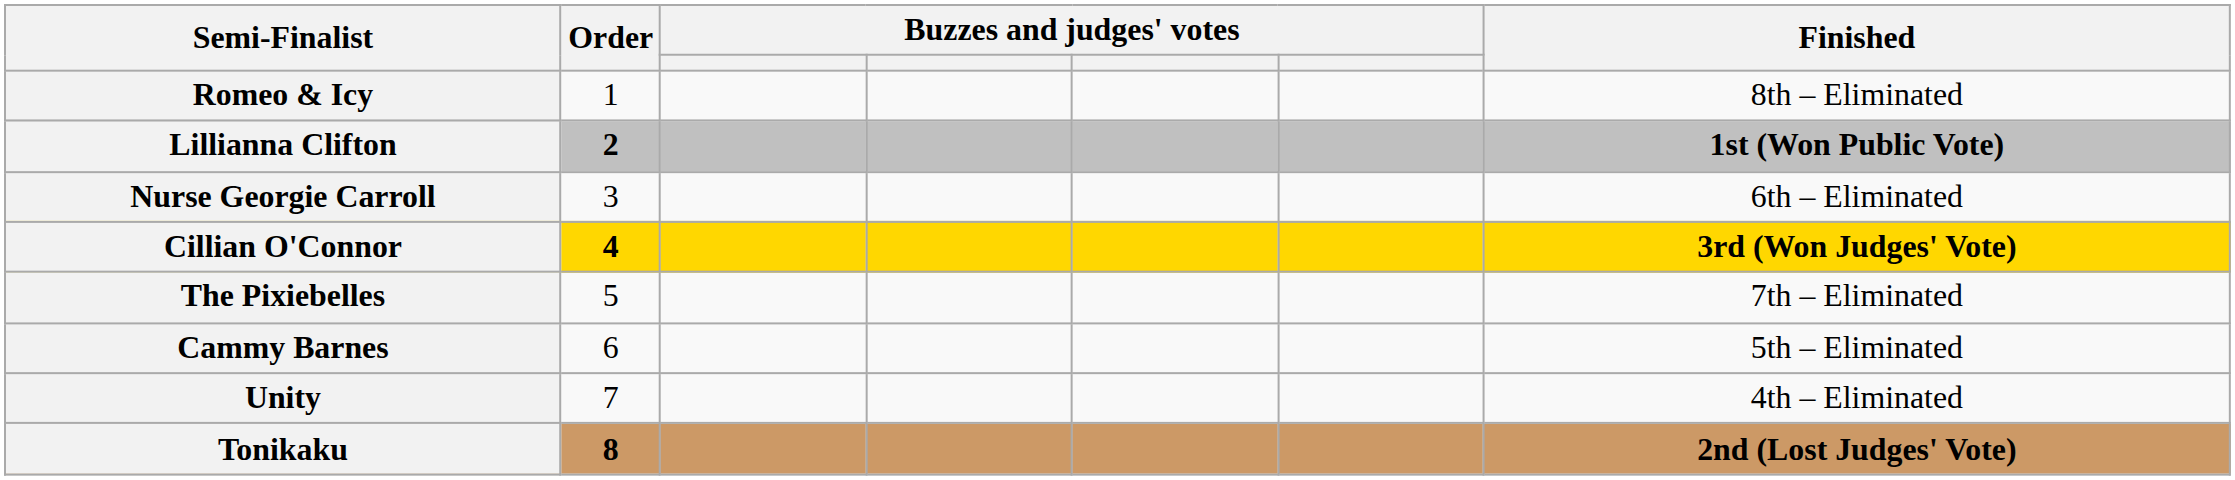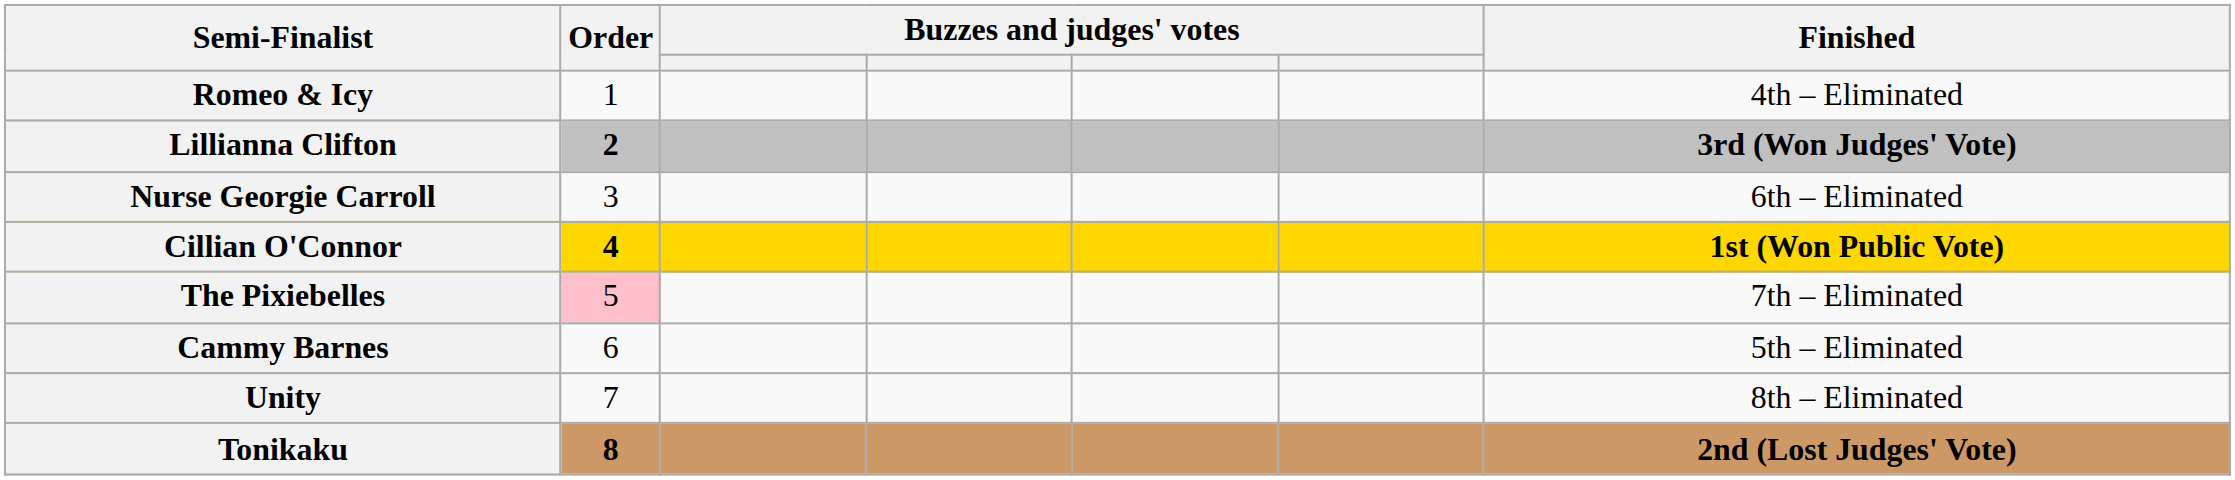(1857, 94) 8th – Eliminated -> (1857, 94) 4th – Eliminated
(1857, 145) 1st (Won Public Vote) -> (1857, 145) 3rd (Won Judges' Vote)
(1857, 246) 3rd (Won Judges' Vote) -> (1857, 246) 1st (Won Public Vote)
(611, 296) no background -> (611, 296) pink background
(1857, 397) 4th – Eliminated -> (1857, 397) 8th – Eliminated
